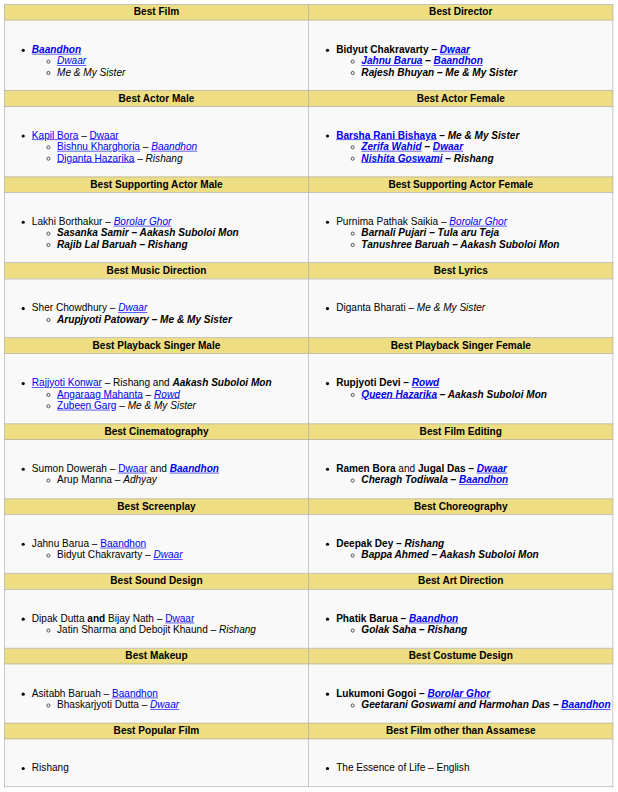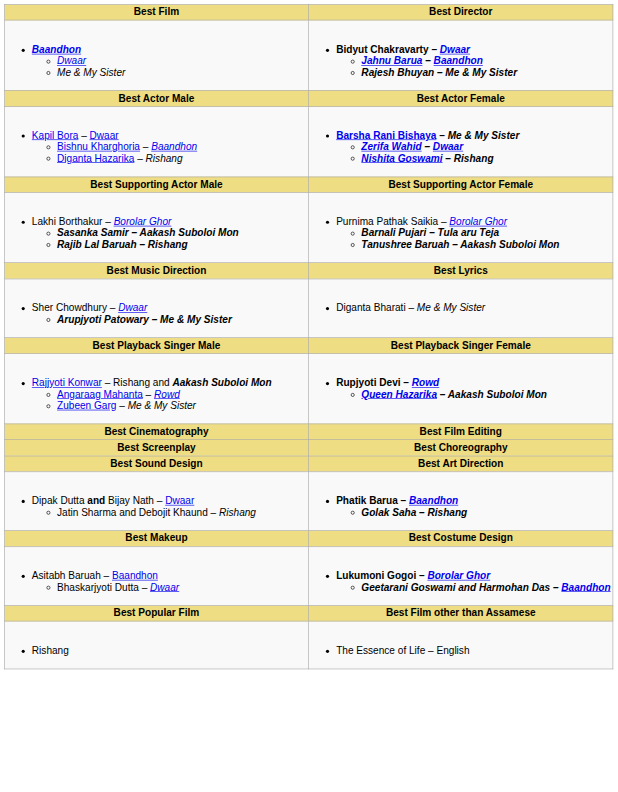- row: (156, 475)
- row: (156, 550)
